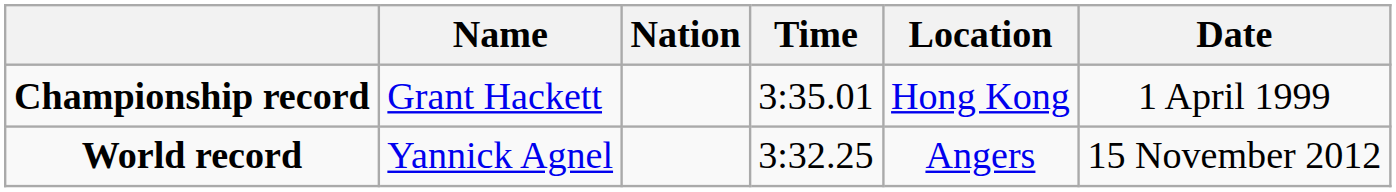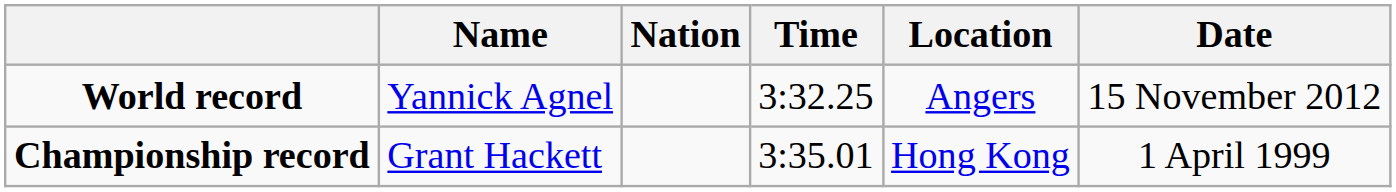rows swapped: (192, 155) <-> (192, 95)
